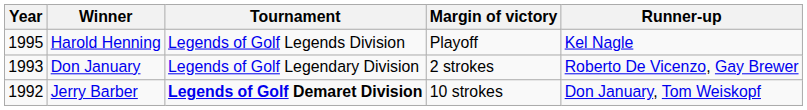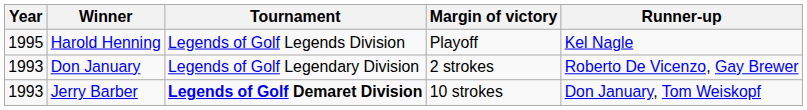(26, 92) 1992 -> (26, 92) 1993
